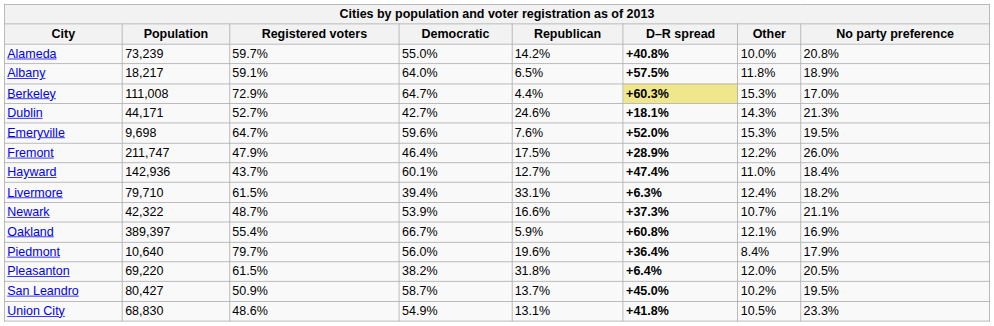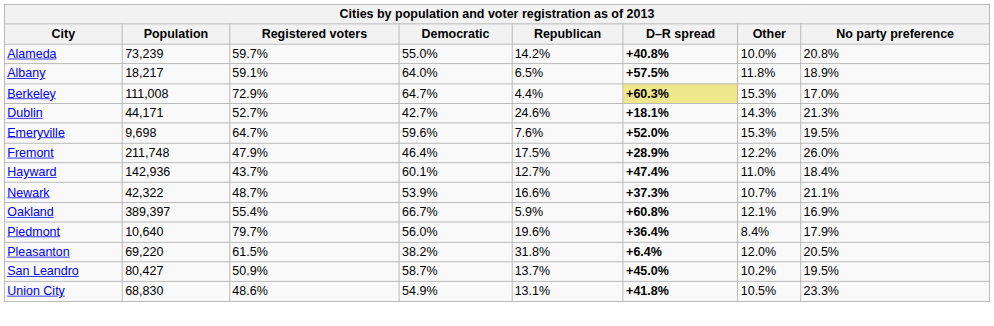(147, 152) 211,747 -> (147, 152) 211,748
- row: (35, 192)
